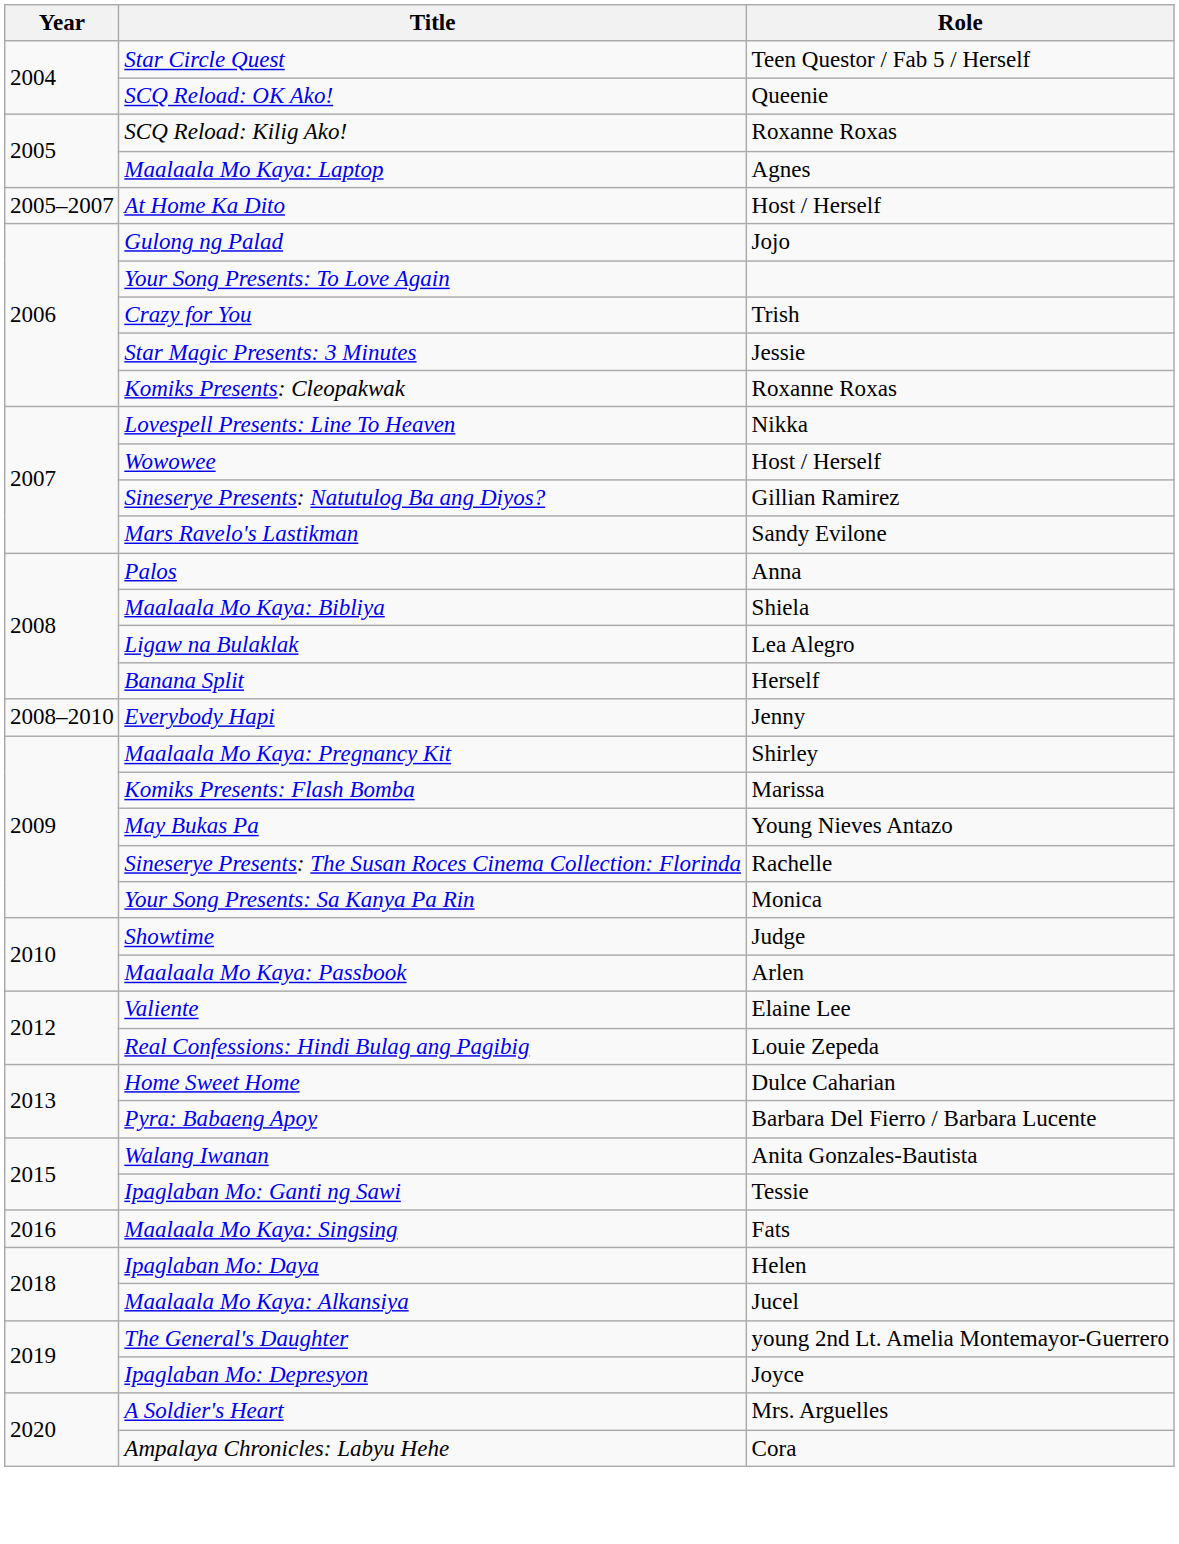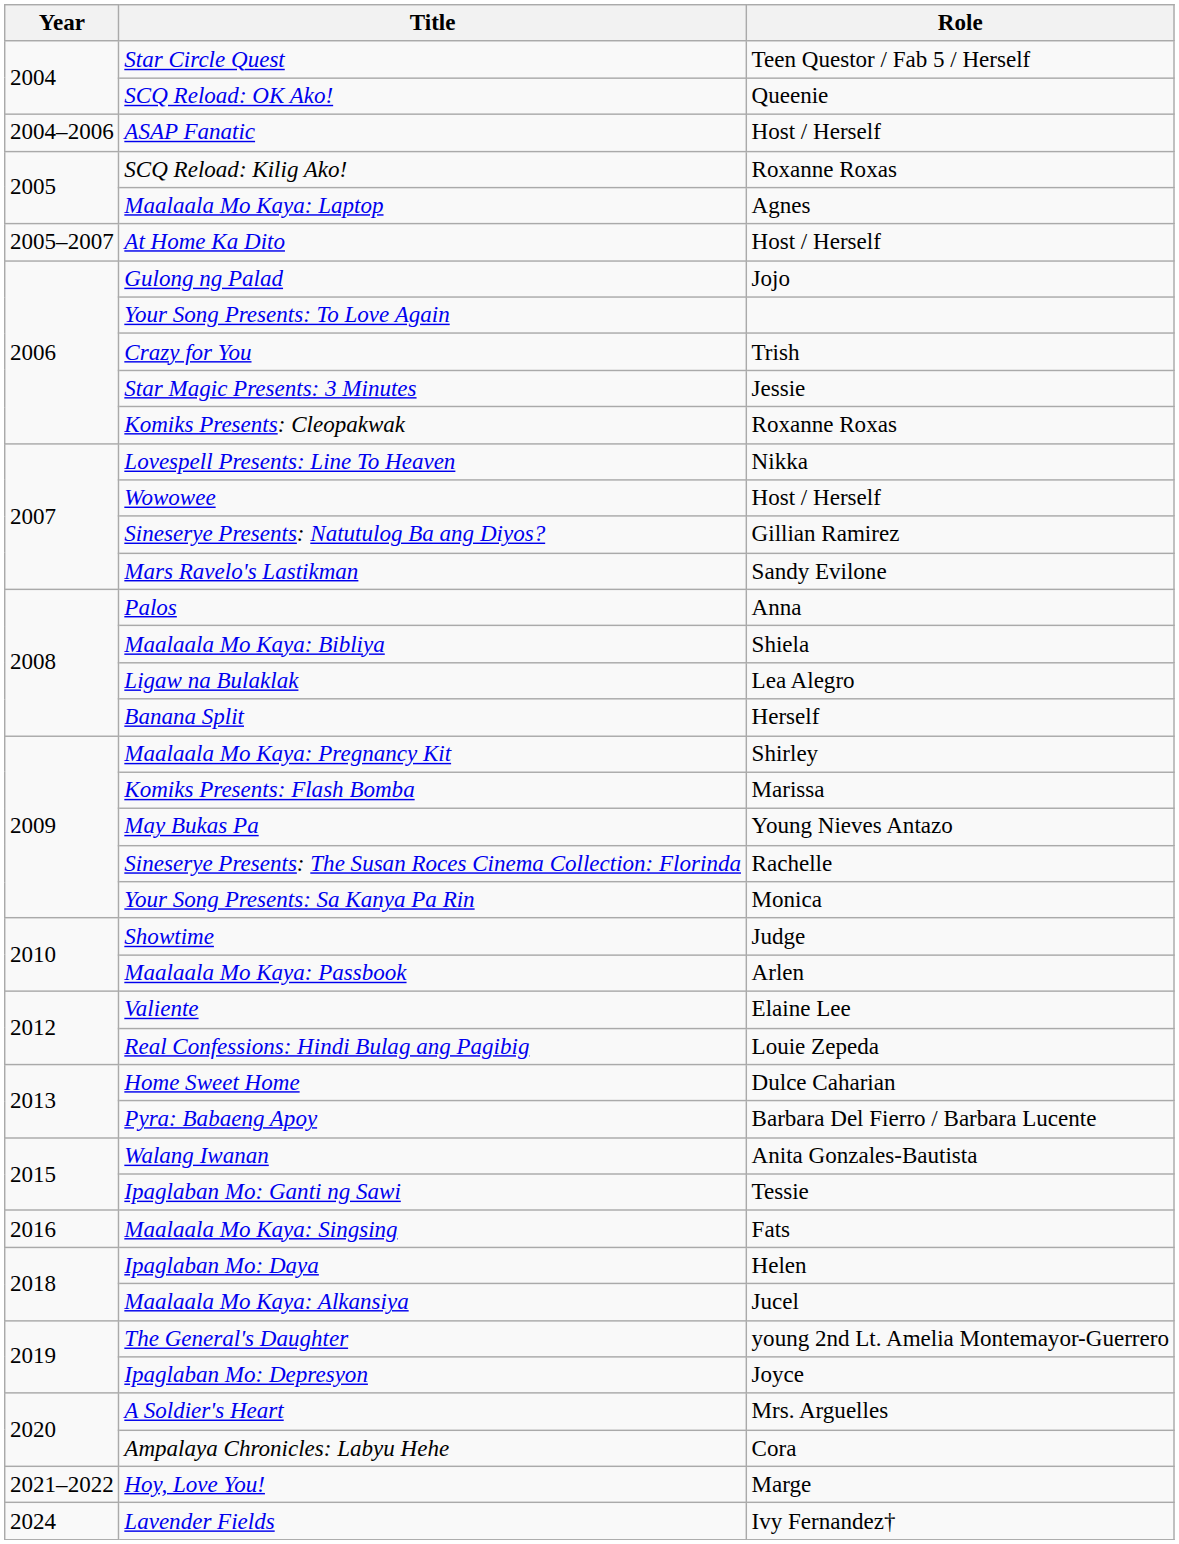+ row: (190, 132)
- row: (200, 717)
+ row: (195, 1484)
+ row: (200, 1520)
